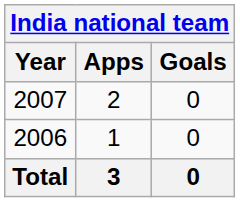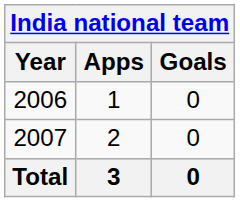rows swapped: (40, 138) <-> (40, 100)
